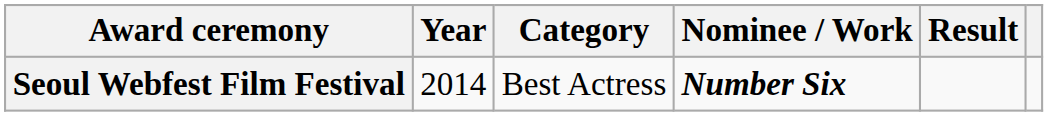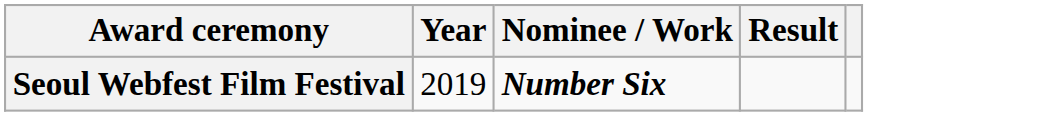- column: (584, 30)
(453, 83) 2014 -> (453, 83) 2019
